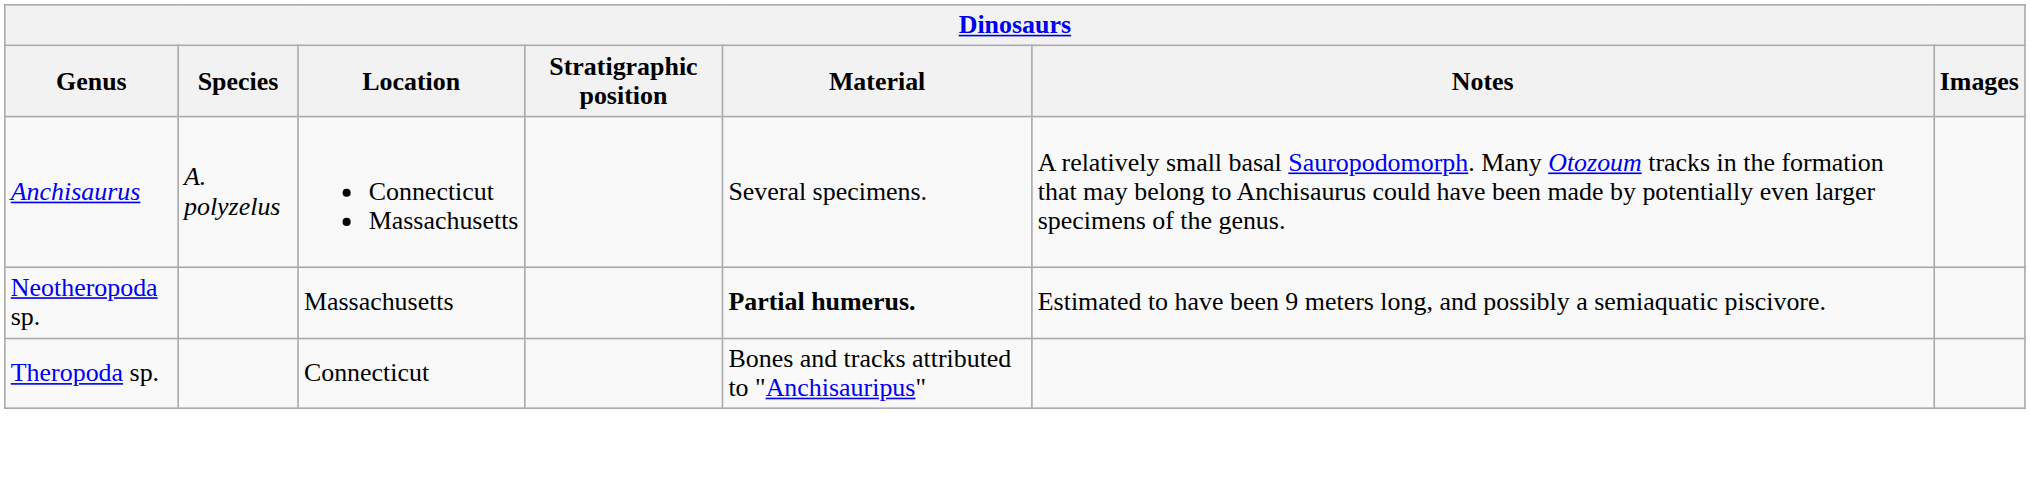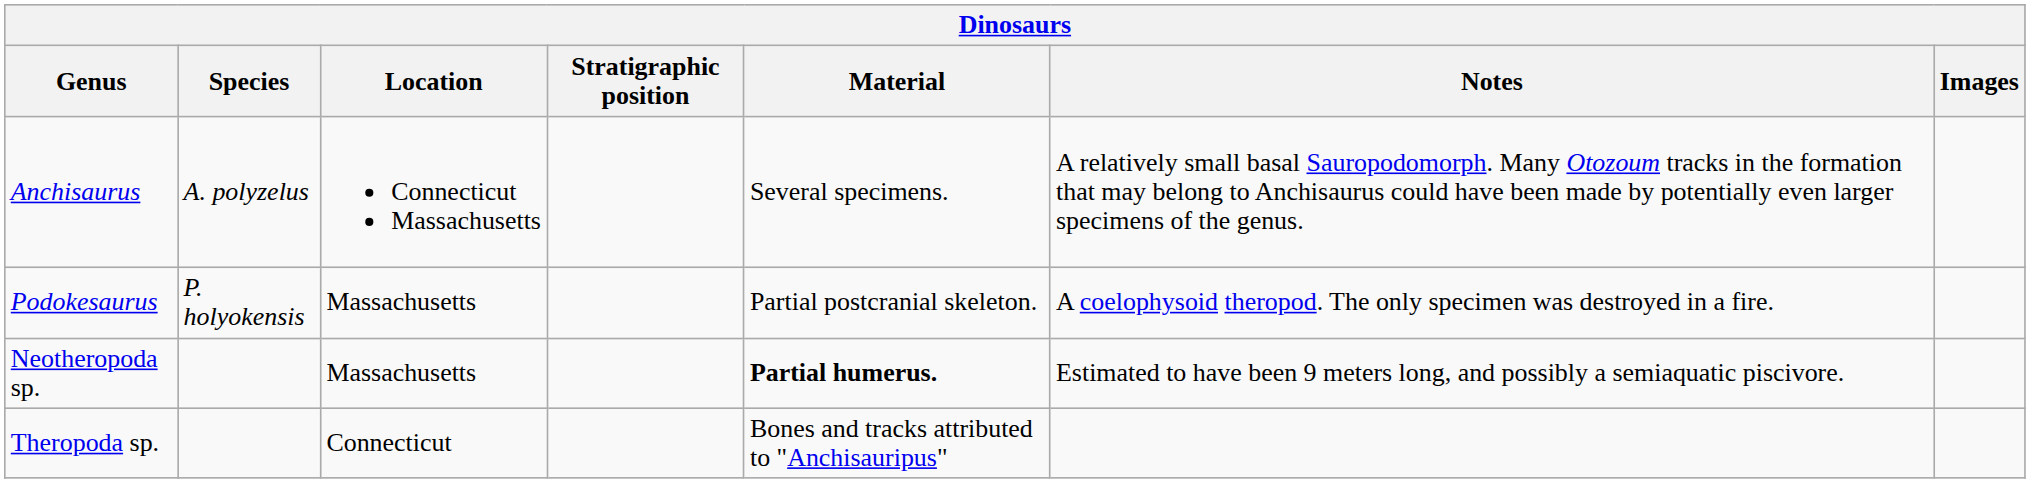+ row: (84, 302)
